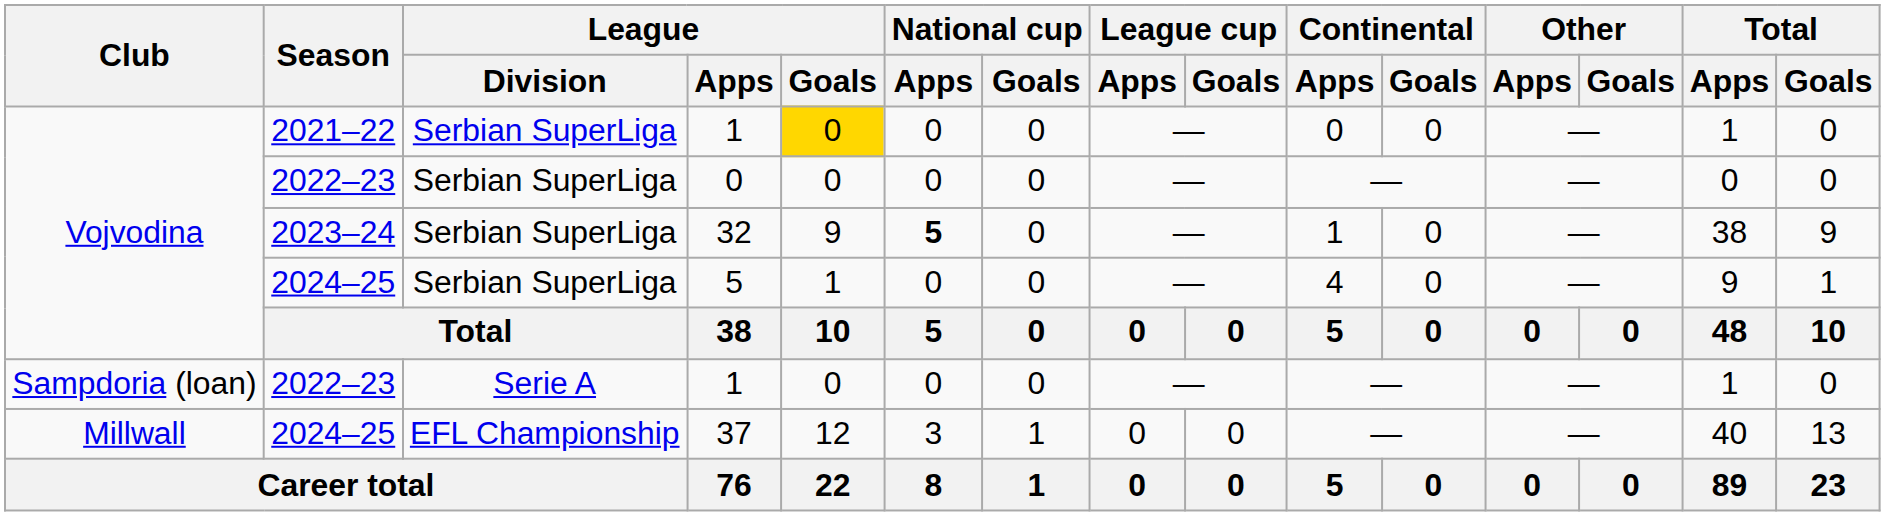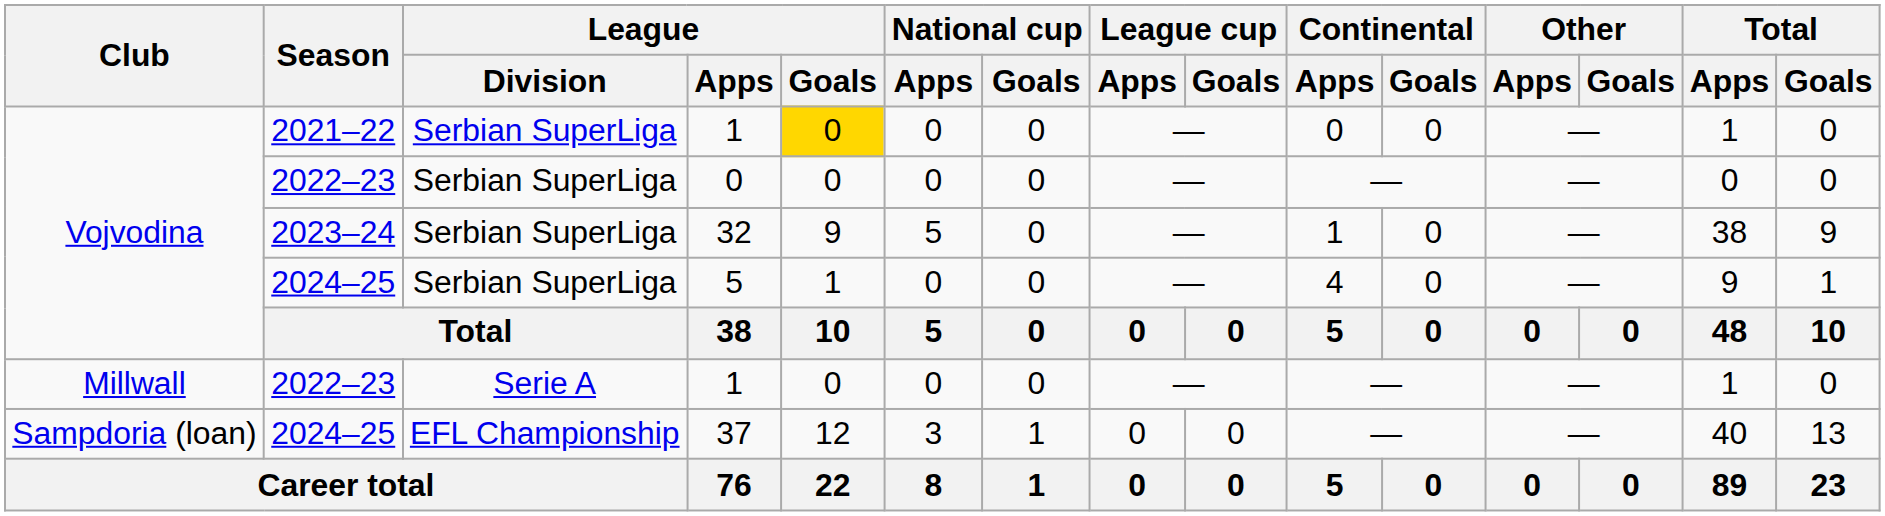(933, 231) bold -> (933, 231) normal
(134, 383) Sampdoria (loan) -> (134, 383) Millwall
(134, 433) Millwall -> (134, 433) Sampdoria (loan)
